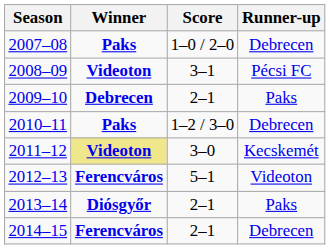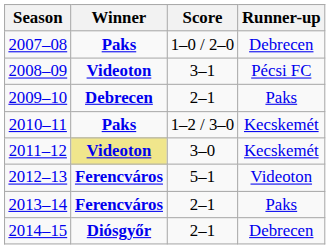(281, 124) Debrecen -> (281, 124) Kecskemét
(119, 204) Diósgyőr -> (119, 204) Ferencváros
(119, 230) Ferencváros -> (119, 230) Diósgyőr
